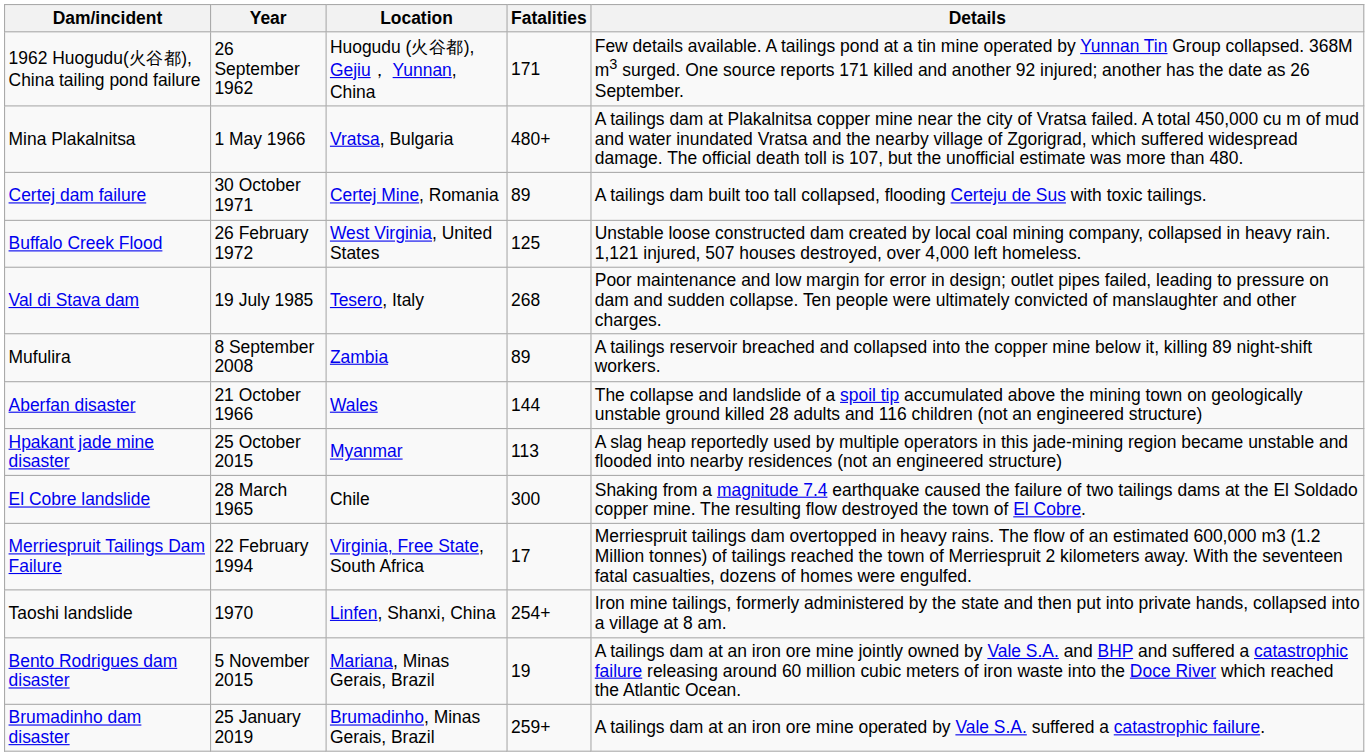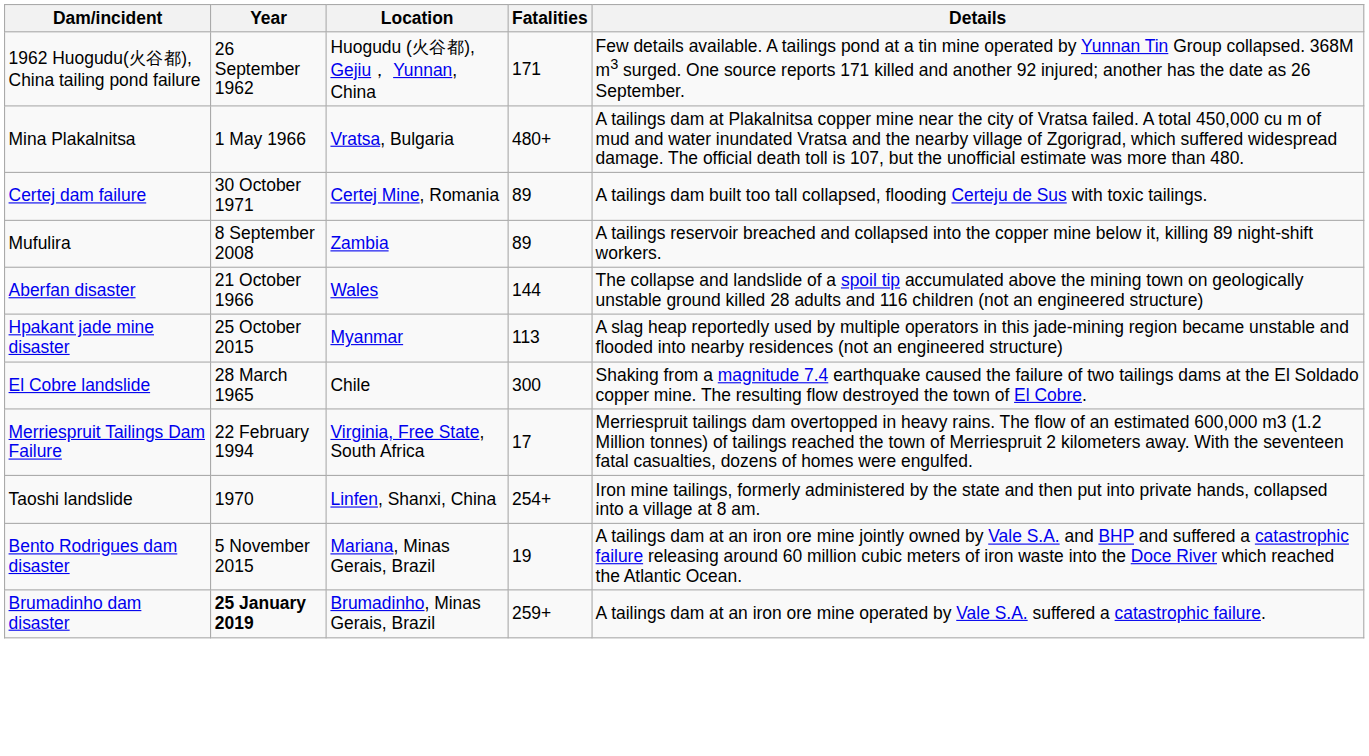- row: (85, 243)
- row: (74, 300)
(258, 727) normal -> (260, 613) bold
